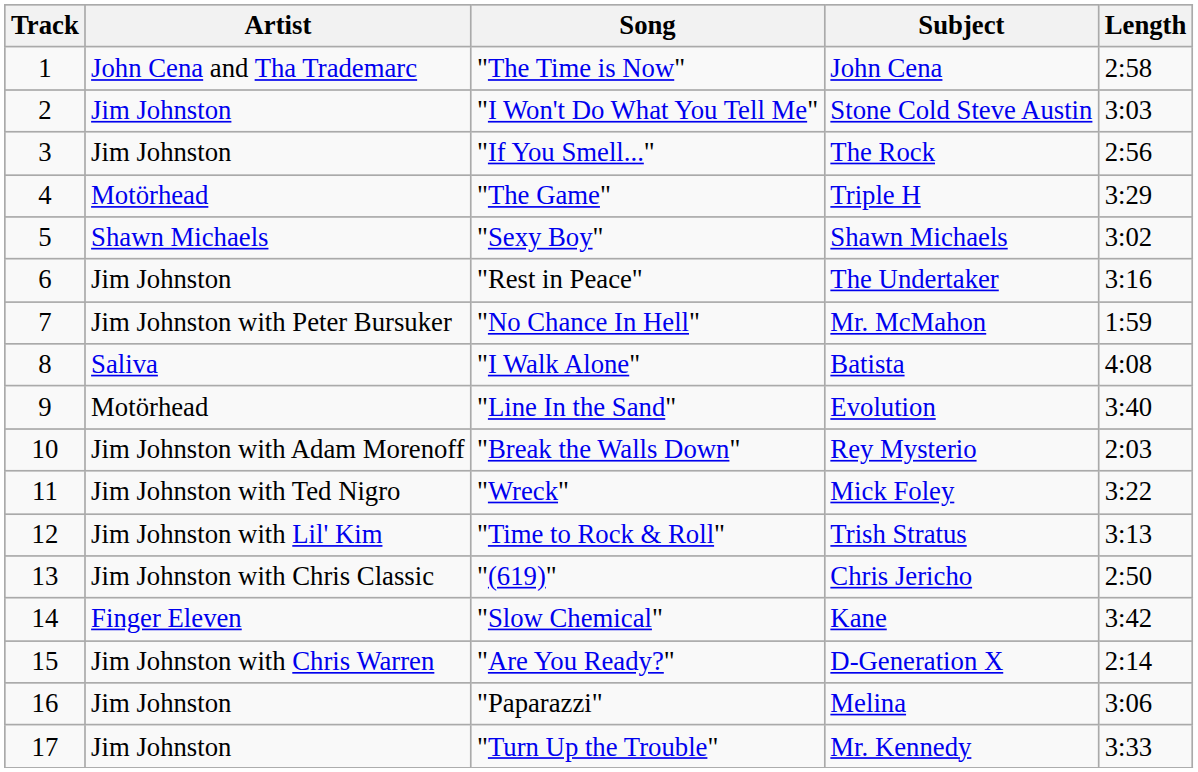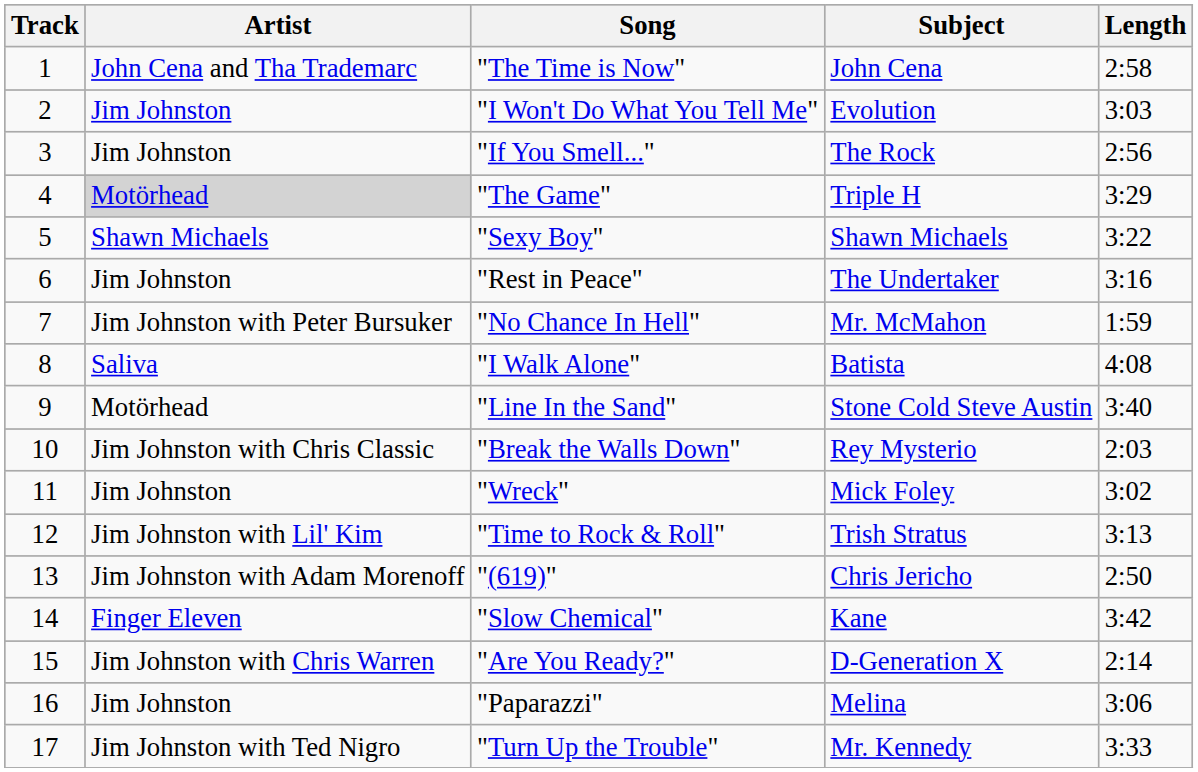(961, 110) Stone Cold Steve Austin -> (883, 110) Evolution
(150, 195) no background -> (150, 195) lightgrey background
(1128, 237) 3:02 -> (1128, 237) 3:22
(883, 407) Evolution -> (961, 407) Stone Cold Steve Austin
(278, 449) Jim Johnston with Adam Morenoff -> (263, 449) Jim Johnston with Chris Classic
(246, 491) Jim Johnston with Ted Nigro -> (161, 491) Jim Johnston
(1128, 491) 3:22 -> (1128, 491) 3:02
(263, 576) Jim Johnston with Chris Classic -> (278, 576) Jim Johnston with Adam Morenoff
(161, 746) Jim Johnston -> (246, 746) Jim Johnston with Ted Nigro
